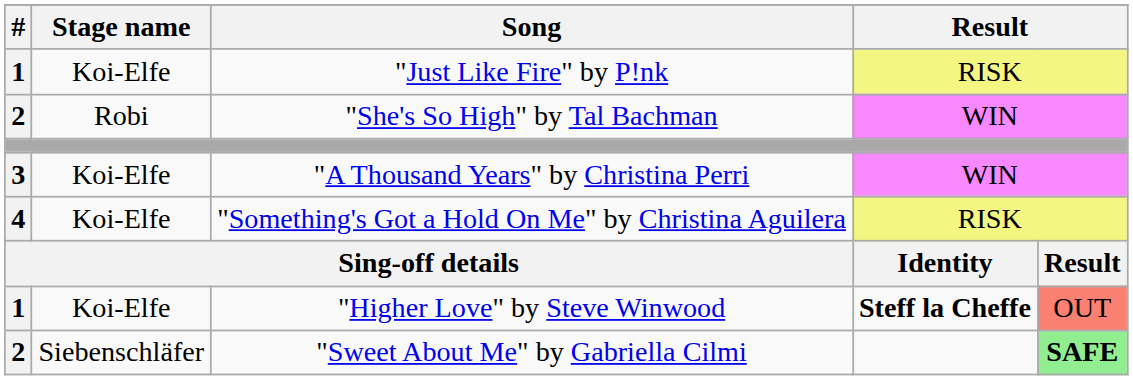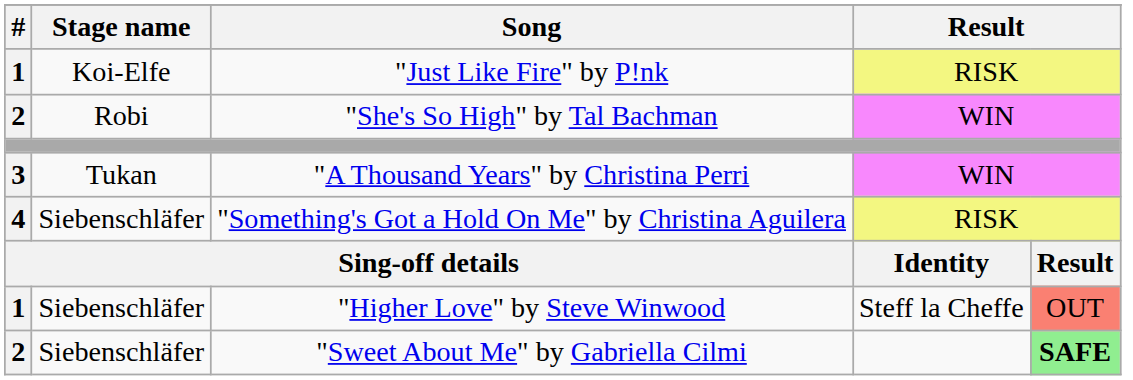(121, 173) Koi-Elfe -> (121, 173) Tukan
(121, 218) Koi-Elfe -> (121, 218) Siebenschläfer
(121, 307) Koi-Elfe -> (121, 307) Siebenschläfer
(945, 307) bold -> (941, 307) normal
